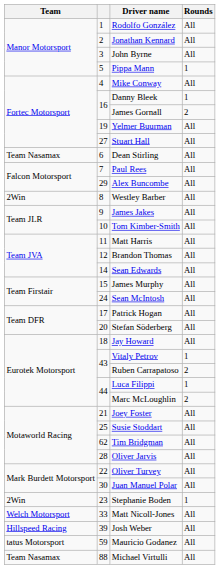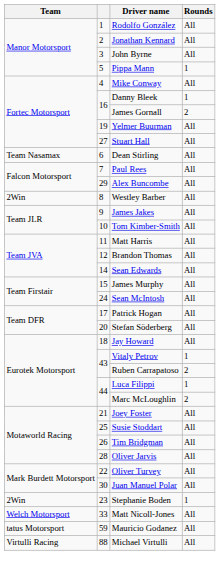(103, 442) 62 -> (103, 442) 26
- row: (132, 528)
(33, 556) Team Nasamax -> (32, 542) Virtulli Racing
